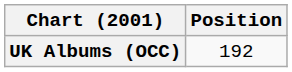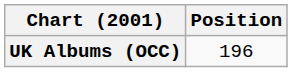(236, 51) 192 -> (236, 51) 196
